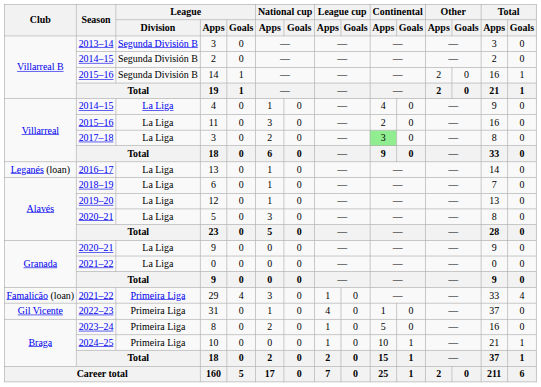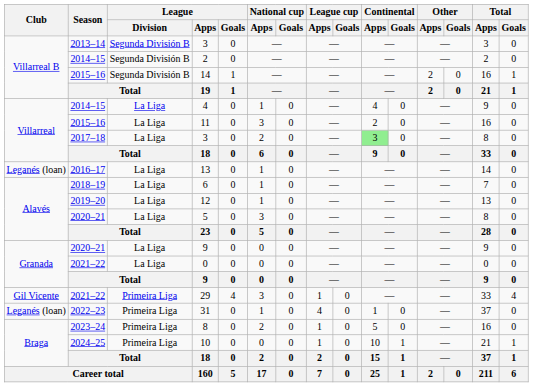(40, 295) Famalicão (loan) -> (36, 295) Gil Vicente
(40, 311) Gil Vicente -> (36, 311) Leganés (loan)
